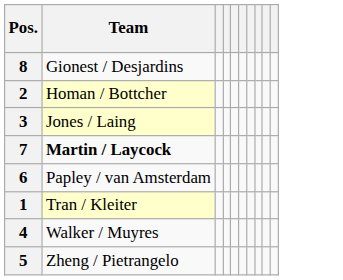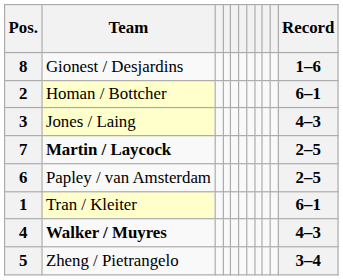+ column: (308, 28)
(102, 233) normal -> (106, 233) bold
